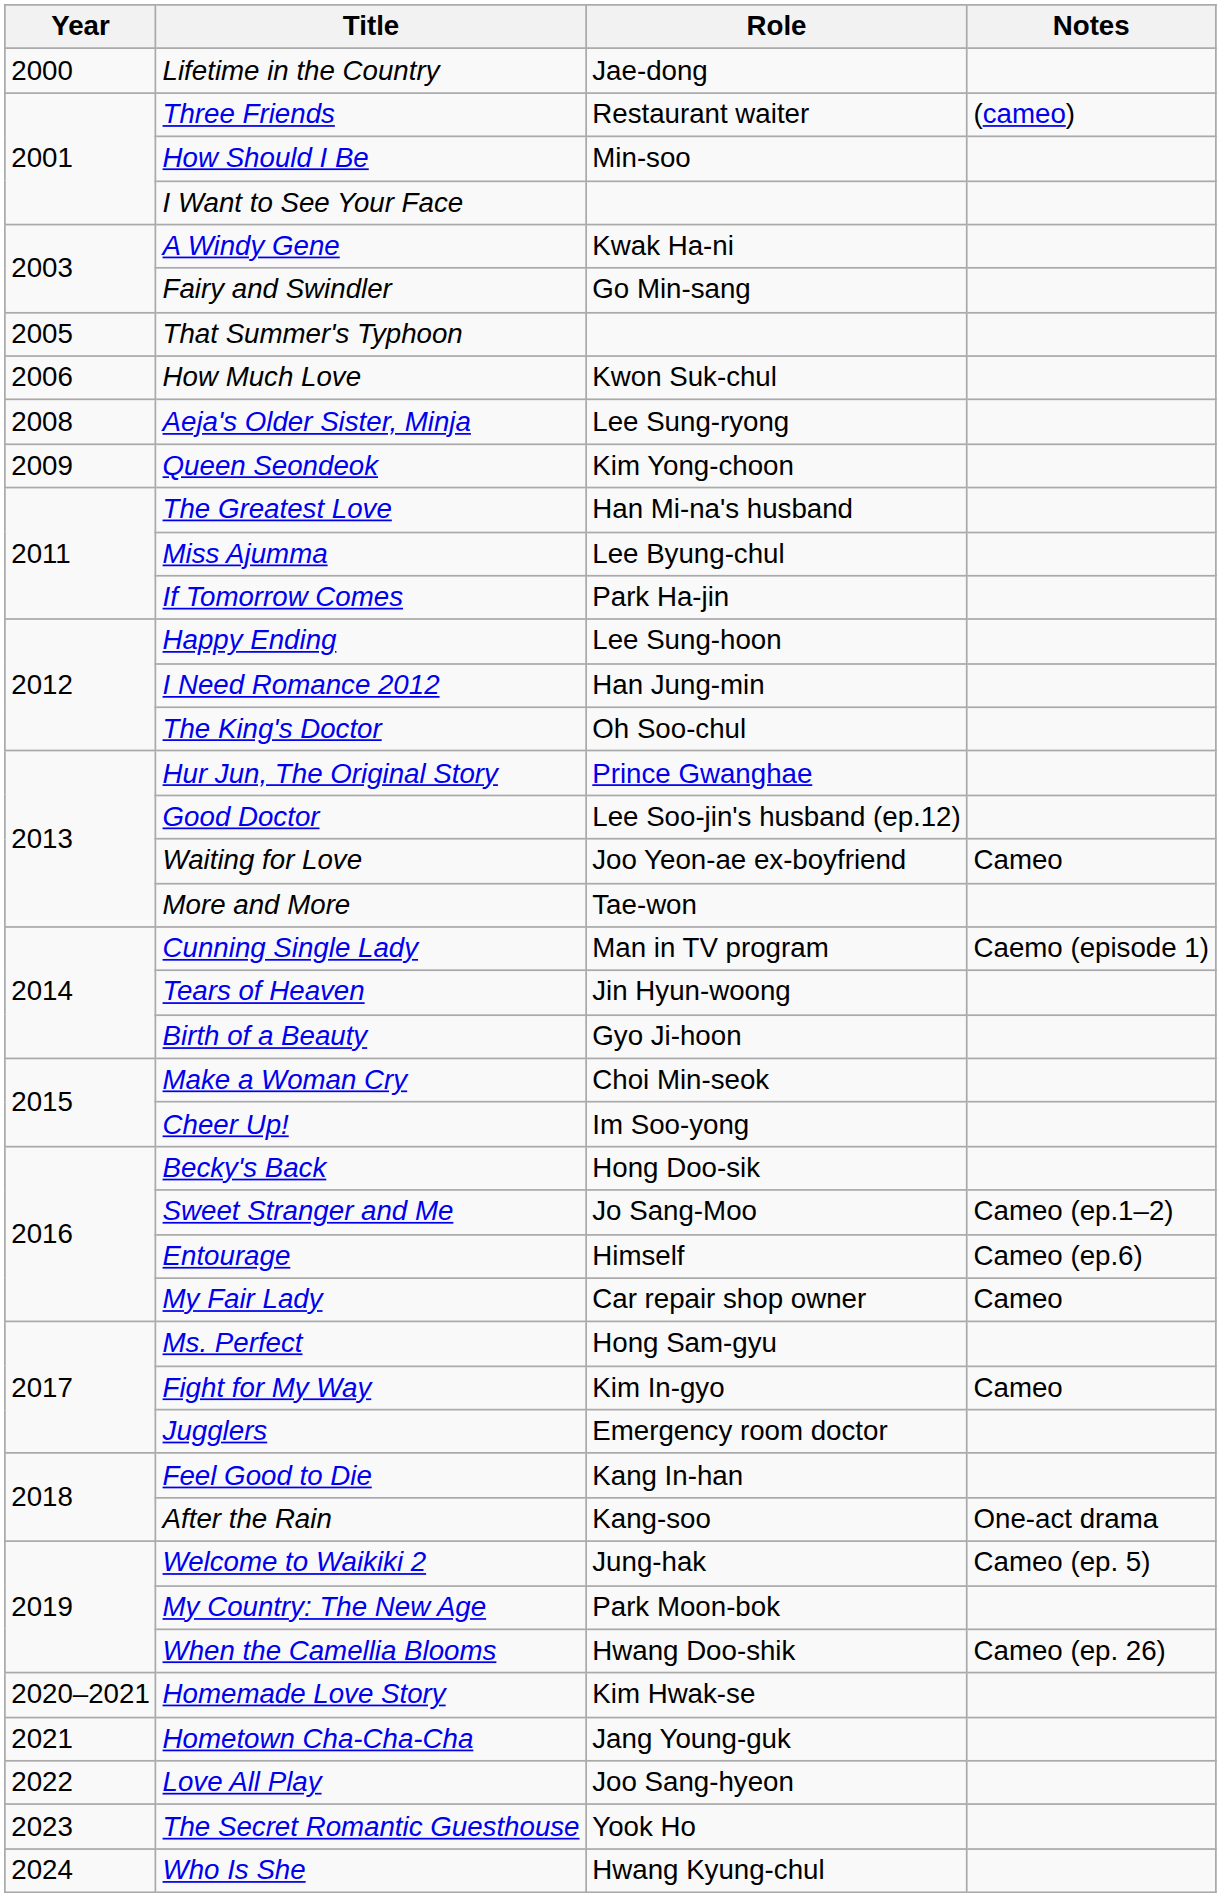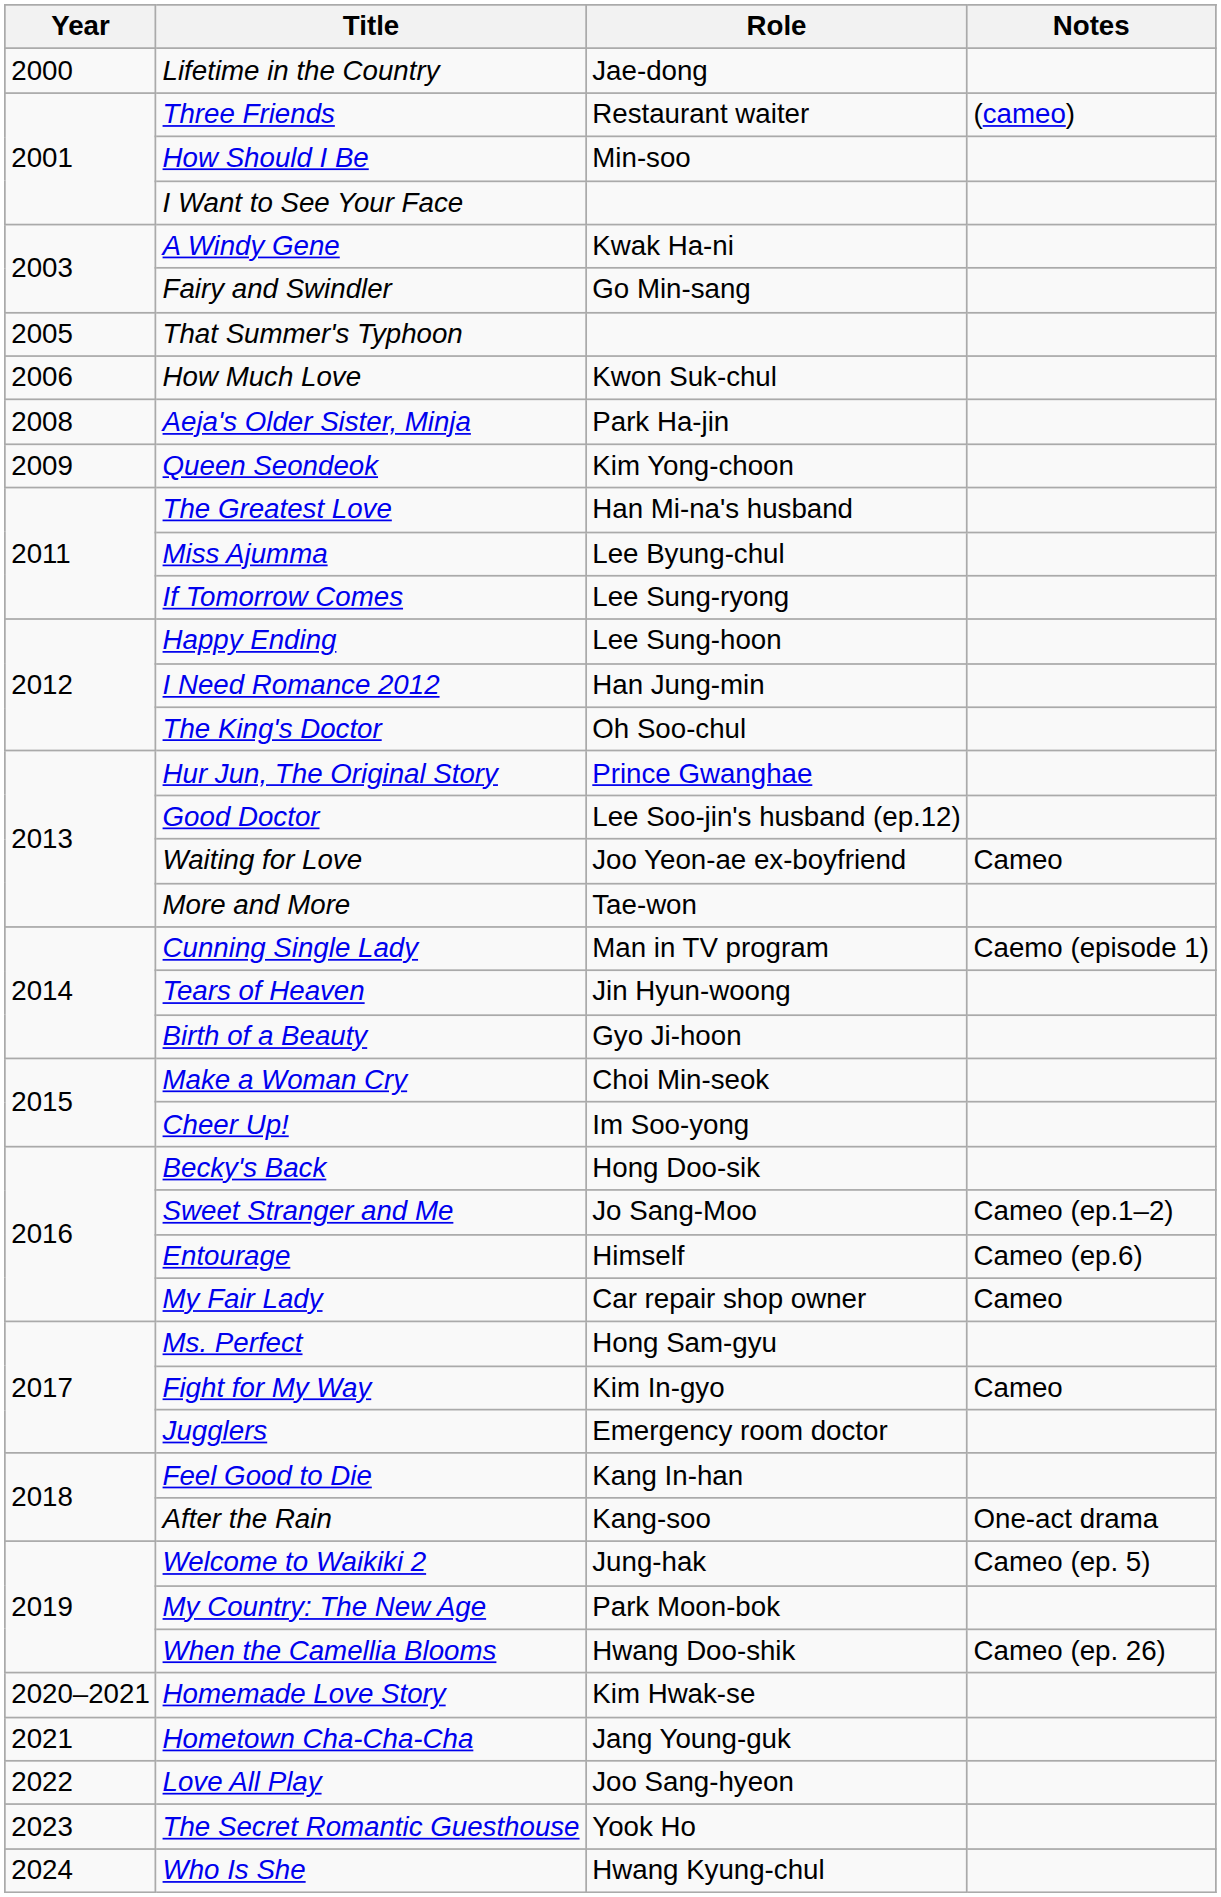(691, 421) Lee Sung-ryong -> (661, 421) Park Ha-jin
(661, 597) Park Ha-jin -> (691, 597) Lee Sung-ryong
